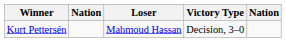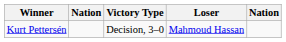columns swapped: (215, 12) <-> (144, 12)
